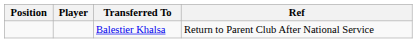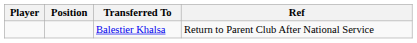columns swapped: (29, 12) <-> (73, 12)
